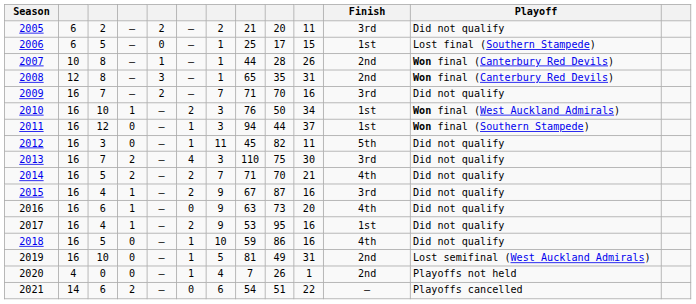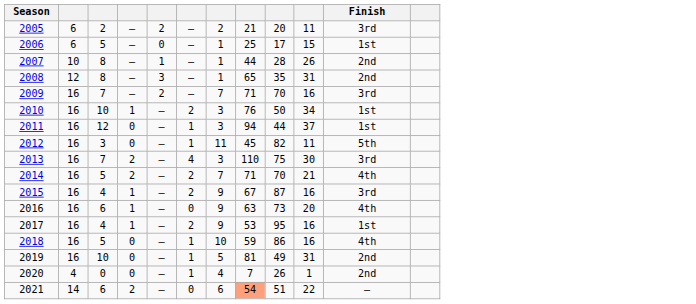- column: (536, 13)
(250, 291) no background -> (250, 291) lightsalmon background
